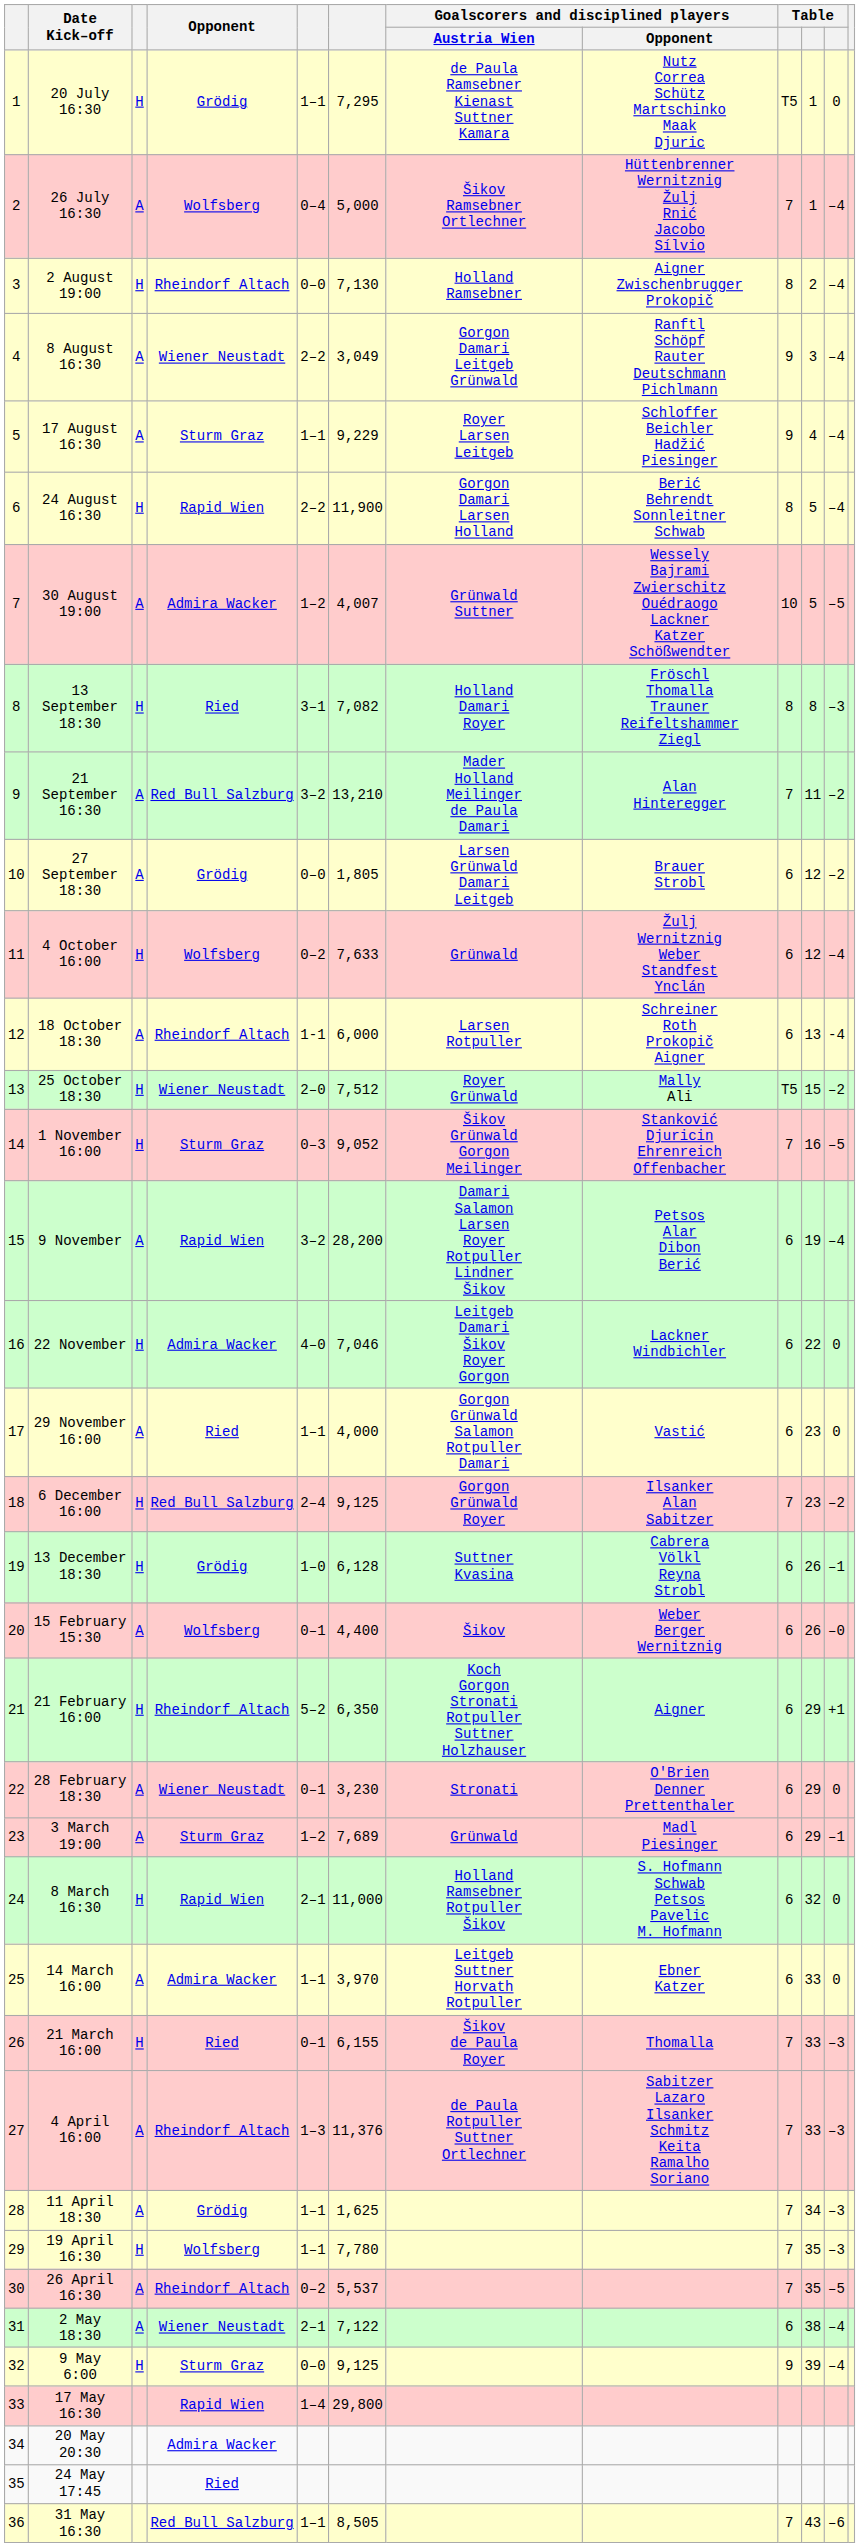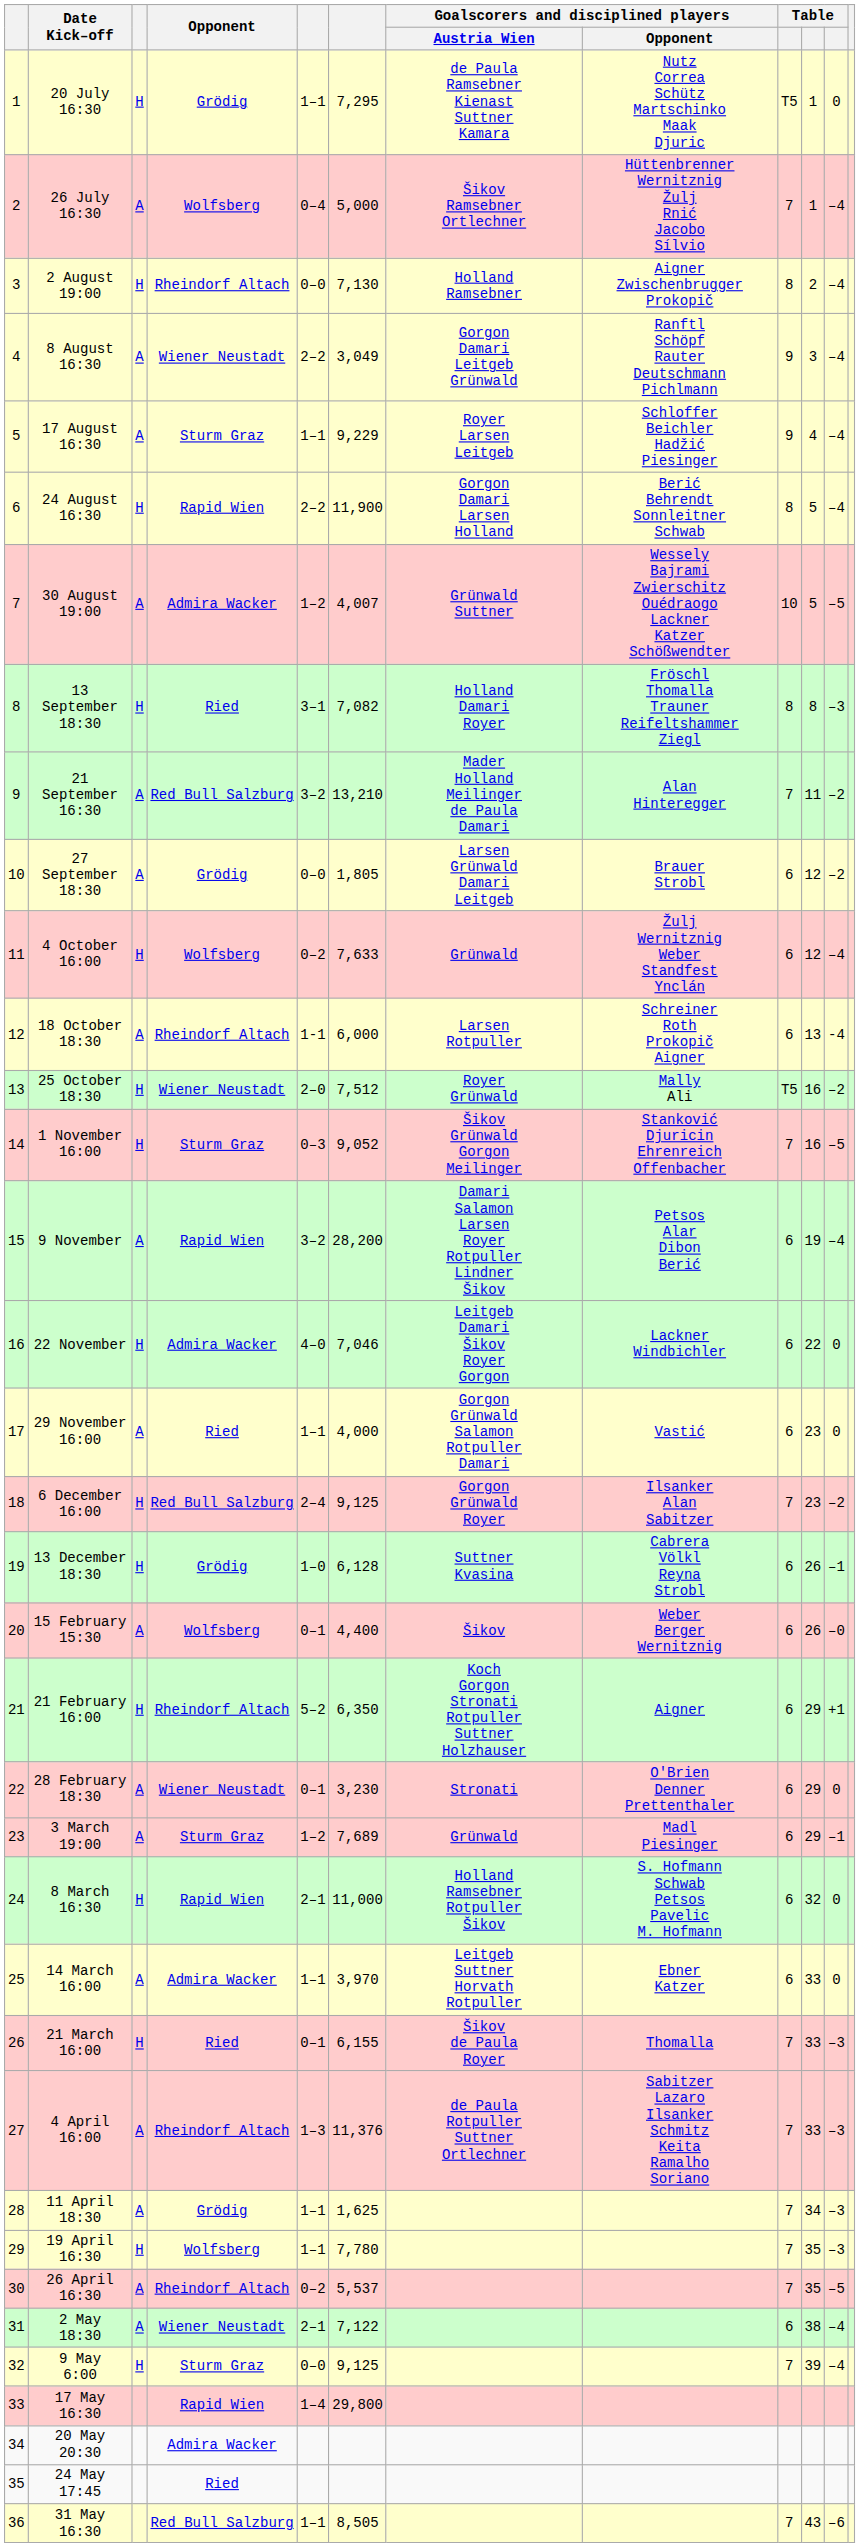(813, 1090) 15 -> (813, 1090) 16
(789, 2367) 9 -> (789, 2367) 7
